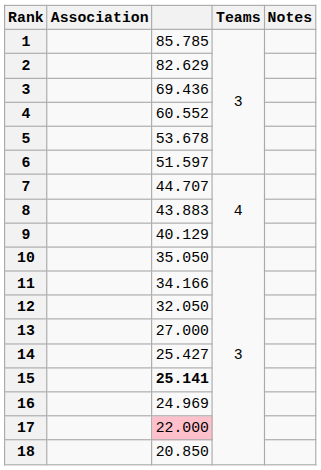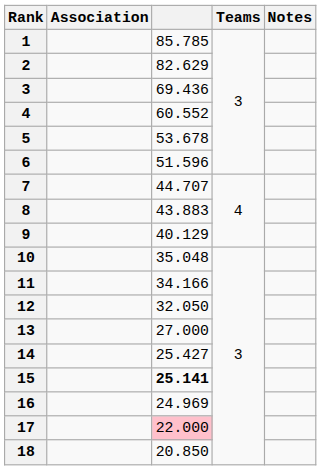(182, 162) 51.597 -> (182, 162) 51.596
(182, 259) 35.050 -> (182, 259) 35.048
